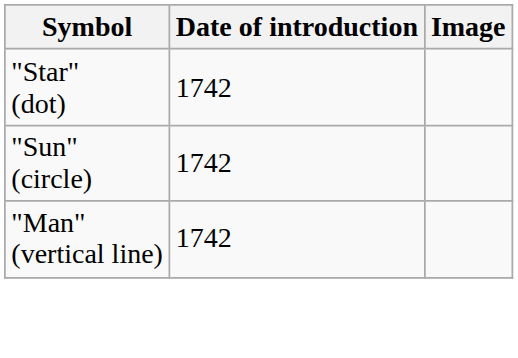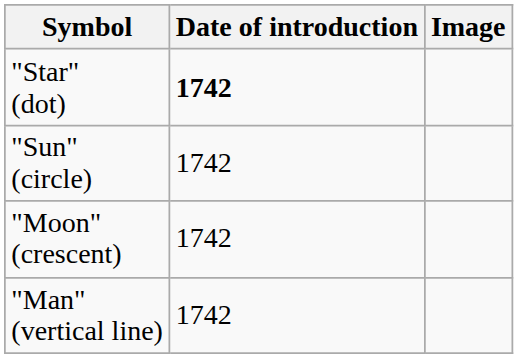(204, 86) normal -> (204, 86) bold
+ row: (67, 238)
